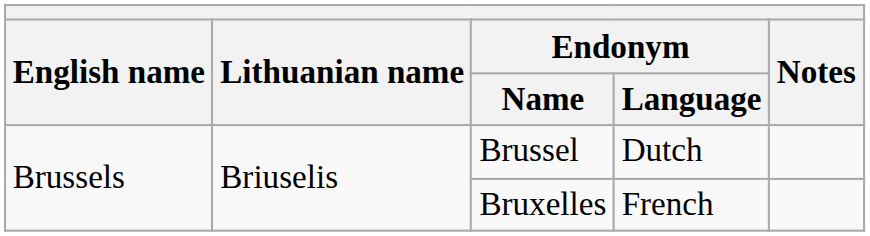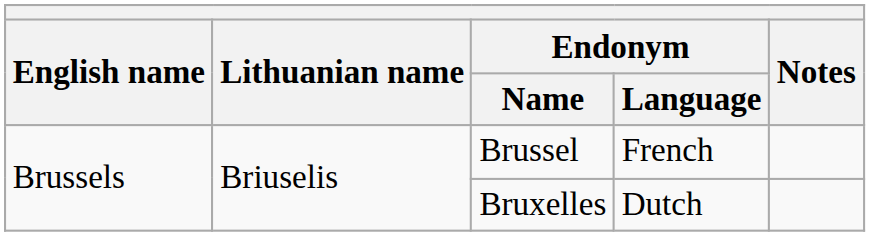(662, 151) Dutch -> (668, 151) French
(668, 203) French -> (662, 203) Dutch
